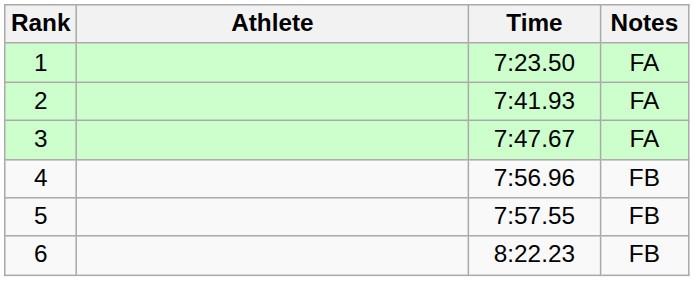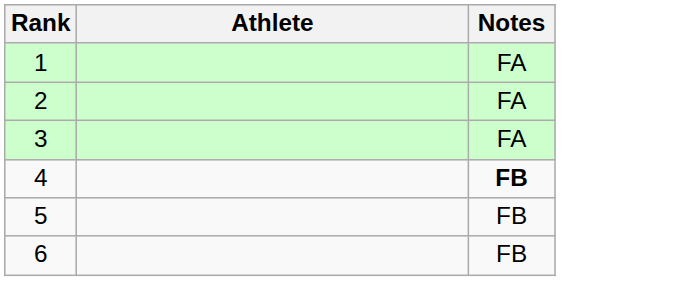- column: (534, 23)
(644, 178) normal -> (512, 178) bold
